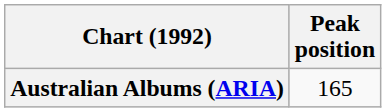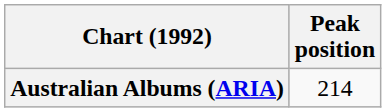(335, 87) 165 -> (335, 87) 214
